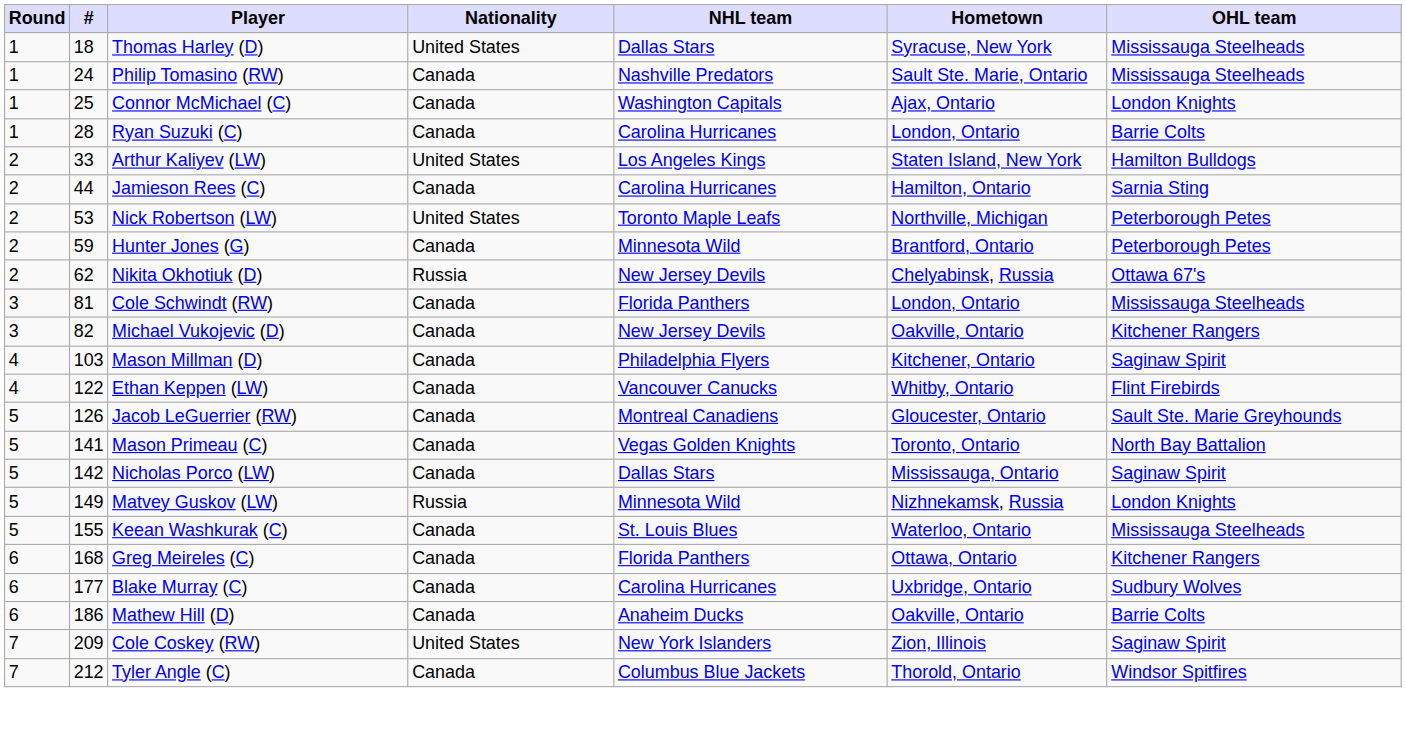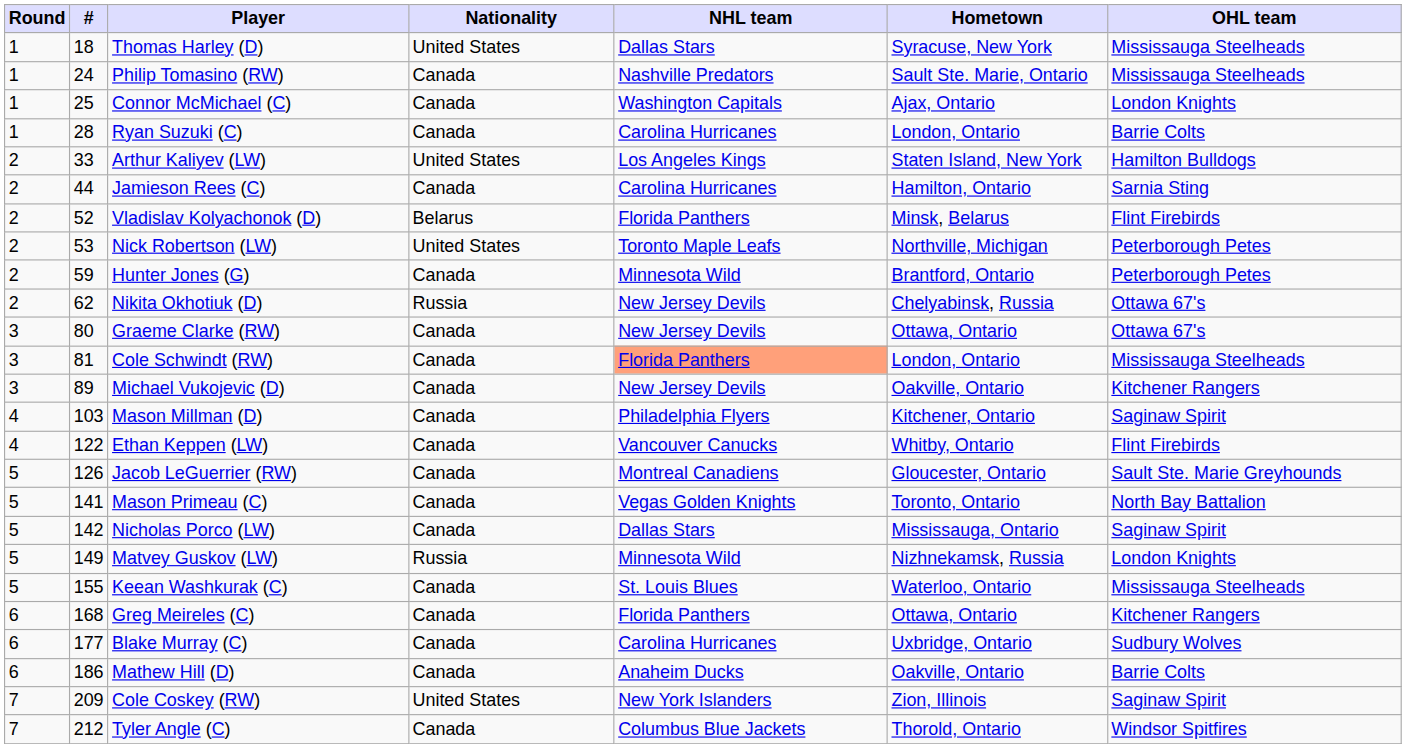+ row: (217, 217)
+ row: (196, 331)
(684, 302) no background -> (684, 359) lightsalmon background
(84, 331) 82 -> (84, 388) 89
